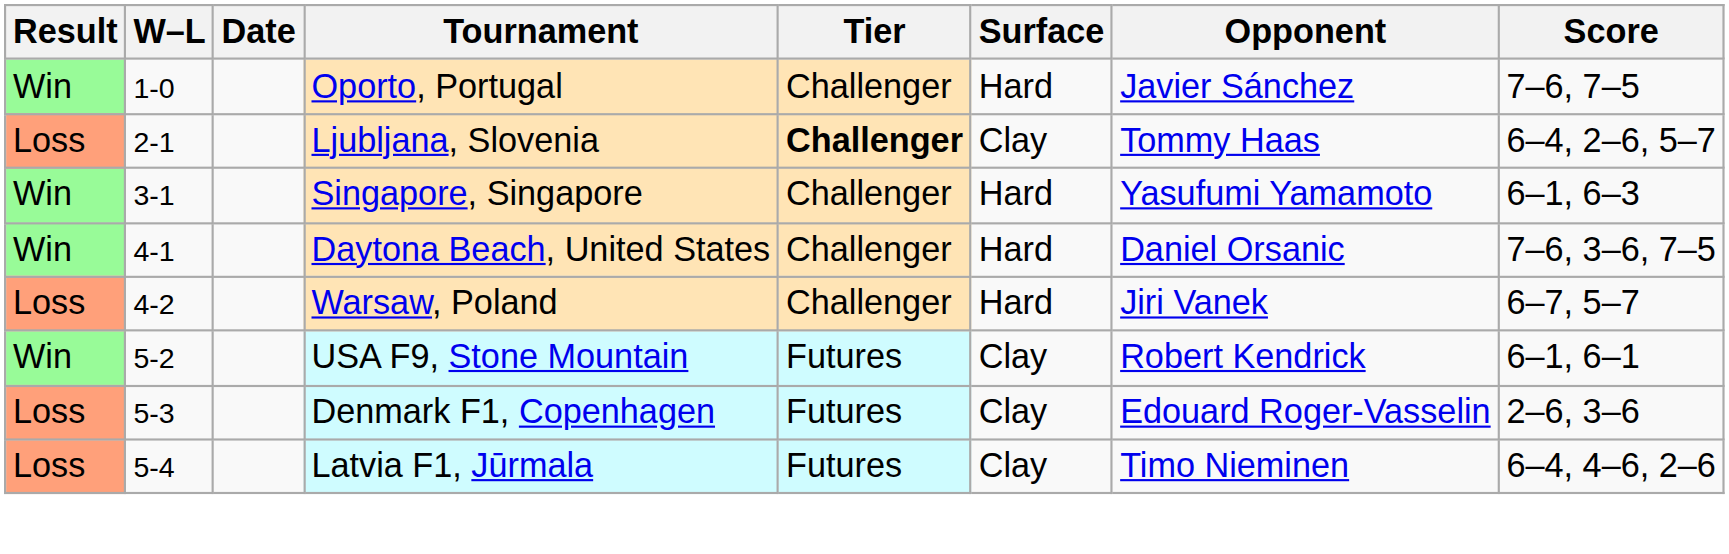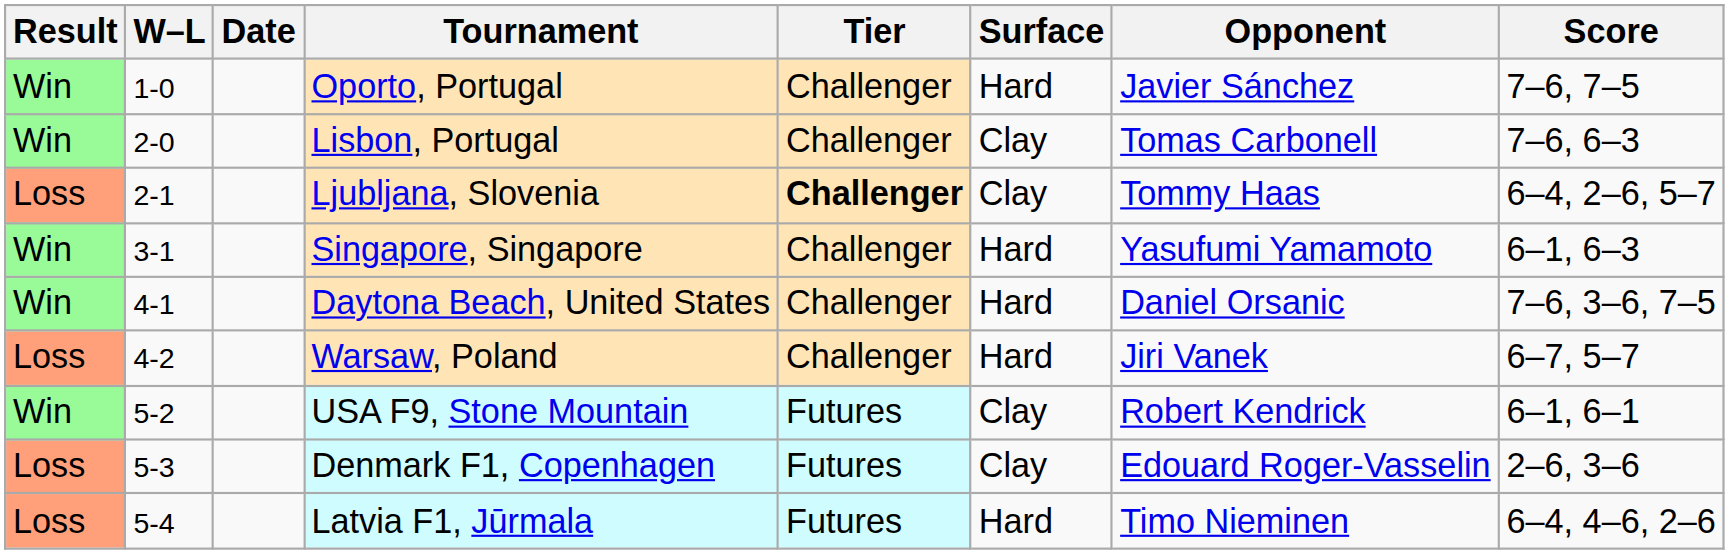+ row: (435, 140)
(1013, 466) Clay -> (1016, 520) Hard
